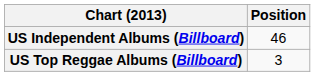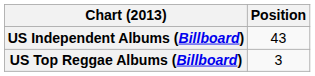(278, 37) 46 -> (278, 37) 43
